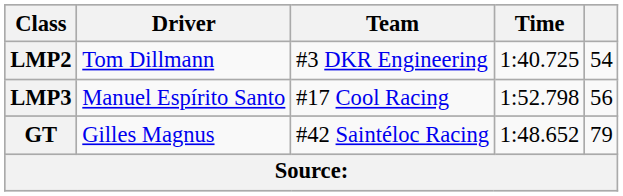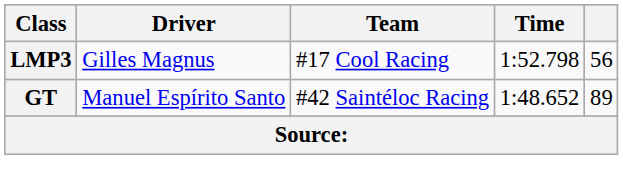- row: (41, 59)
(184, 97) Manuel Espírito Santo -> (148, 59) Gilles Magnus
(148, 134) Gilles Magnus -> (184, 97) Manuel Espírito Santo
(601, 134) 79 -> (601, 97) 89
